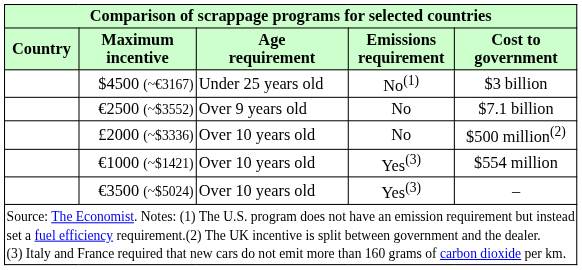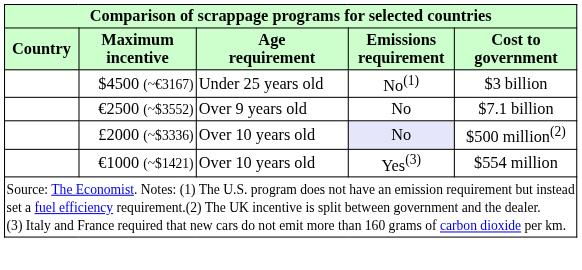(401, 135) no background -> (401, 135) lavender background
- row: (146, 190)
